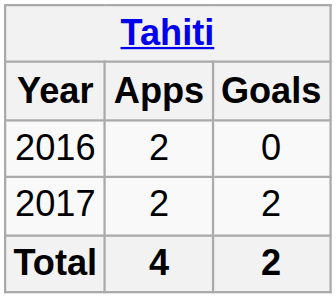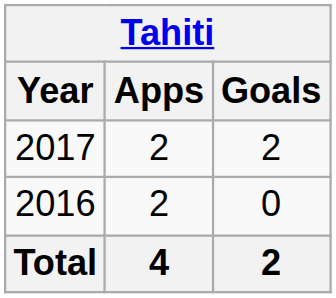rows swapped: (55, 147) <-> (55, 205)
